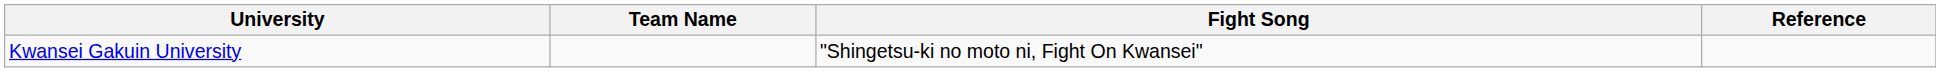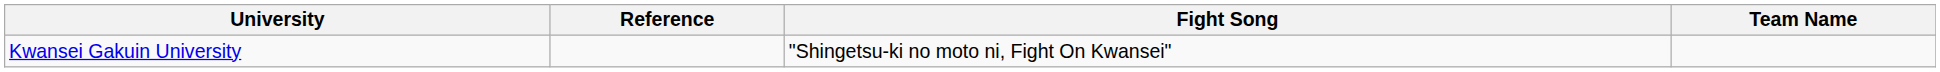columns swapped: (683, 19) <-> (1819, 19)
